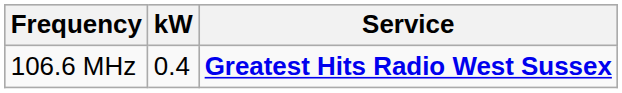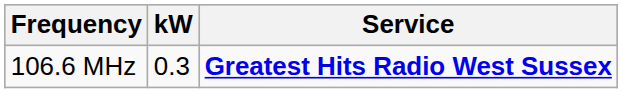(172, 66) 0.4 -> (172, 66) 0.3
